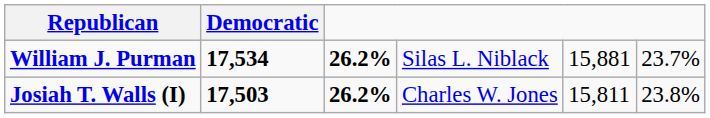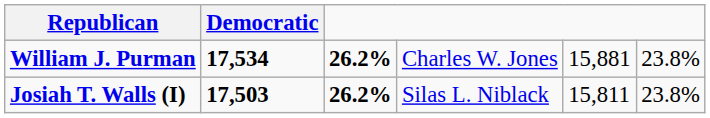(475, 58) Silas L. Niblack -> (480, 58) Charles W. Jones
(671, 58) 23.7% -> (671, 58) 23.8%
(480, 94) Charles W. Jones -> (475, 94) Silas L. Niblack
